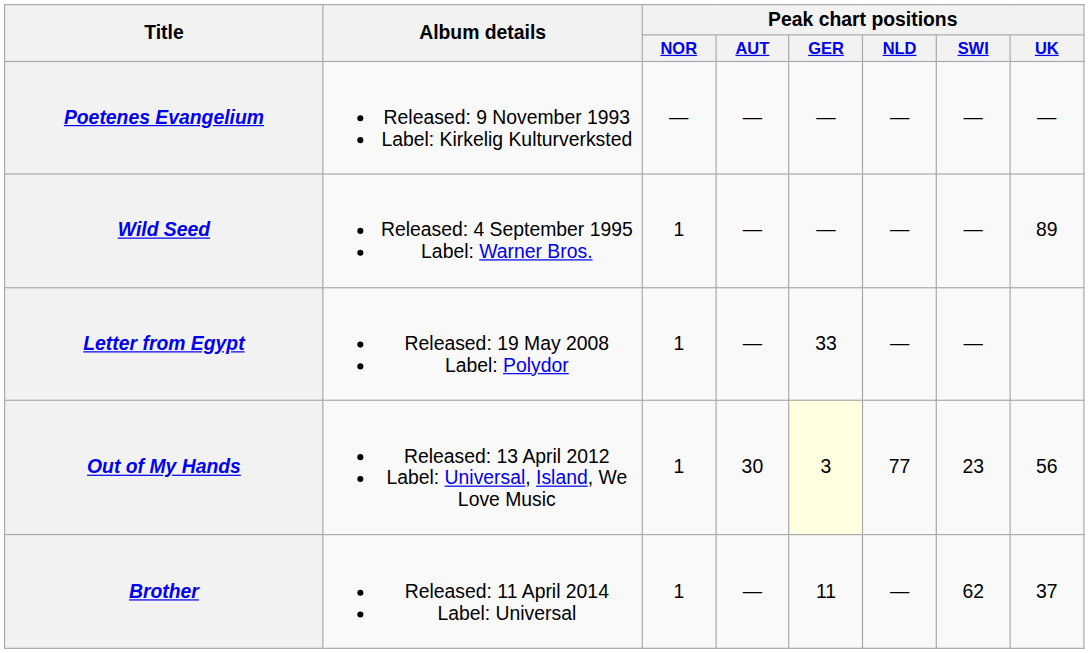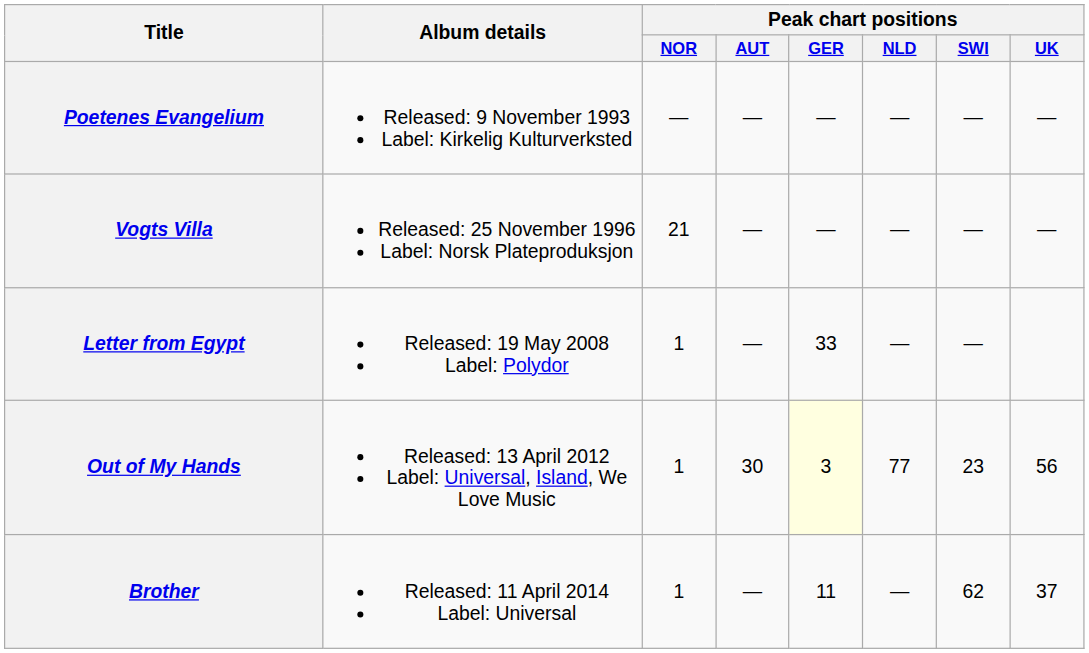- row: (164, 230)
+ row: (164, 230)
